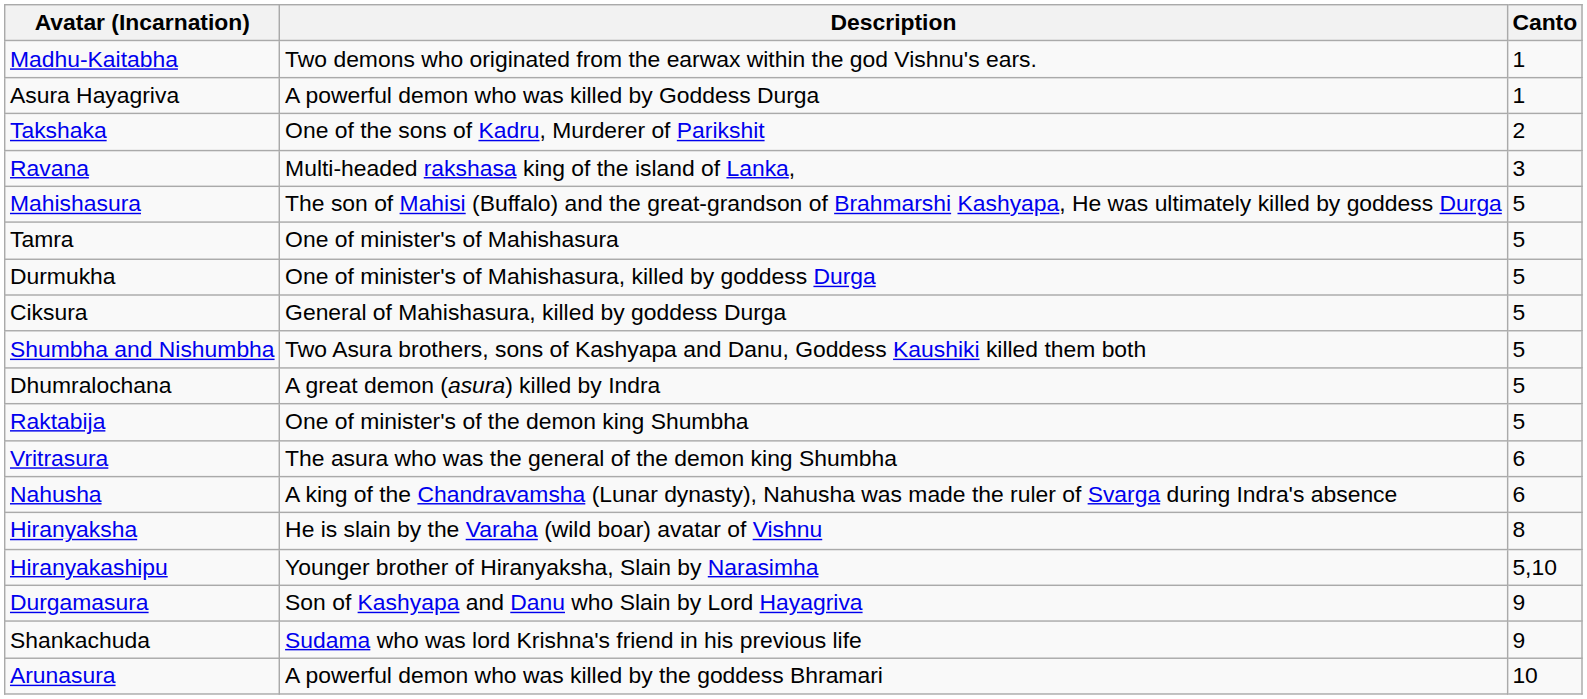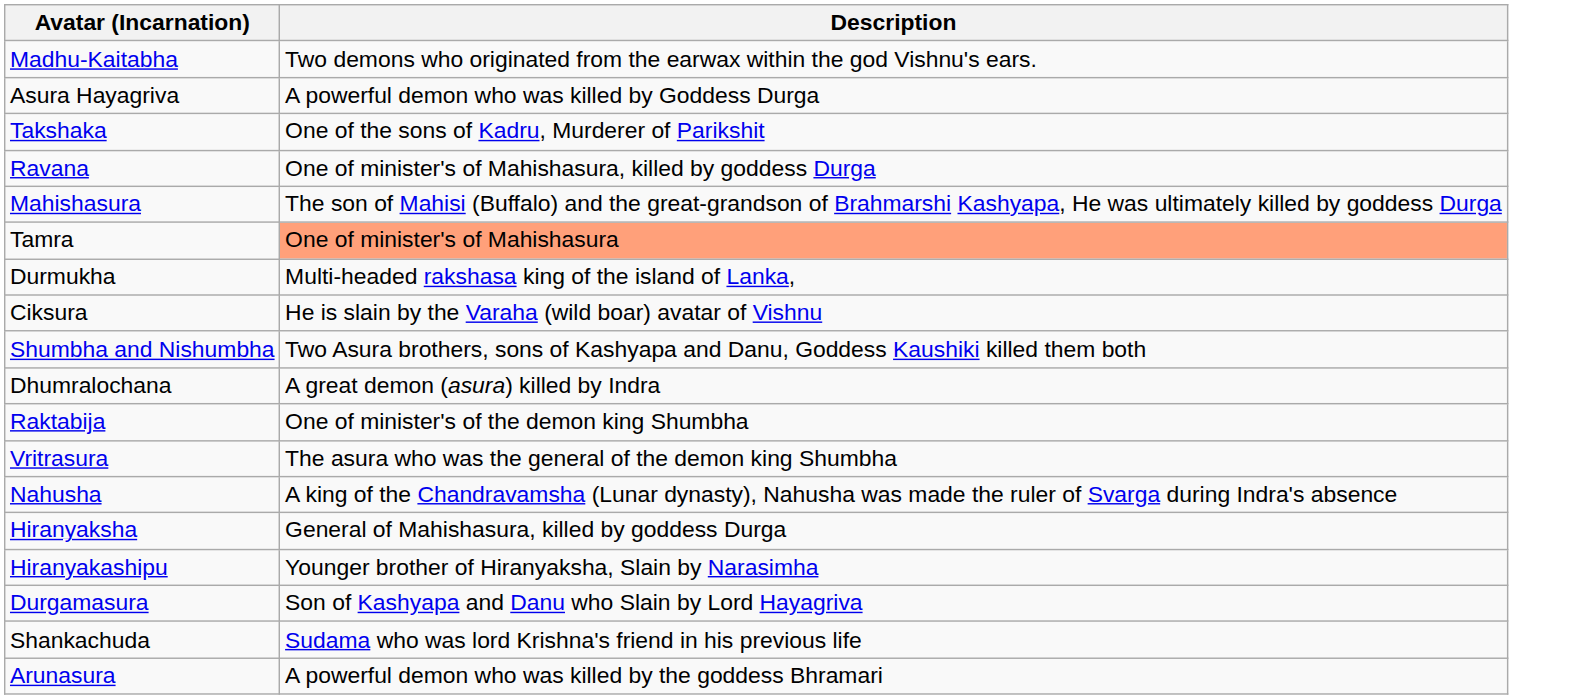- column: (1545, 22)
(540, 167) Multi-headed rakshasa king of the island of Lanka, -> (580, 167) One of minister's of Mahishasura, killed by goddess Durga
(452, 240) no background -> (452, 240) lightsalmon background
(580, 276) One of minister's of Mahishasura, killed by goddess Durga -> (540, 276) Multi-headed rakshasa king of the island of Lanka,
(536, 312) General of Mahishasura, killed by goddess Durga -> (554, 312) He is slain by the Varaha (wild boar) avatar of Vishnu
(554, 530) He is slain by the Varaha (wild boar) avatar of Vishnu -> (536, 530) General of Mahishasura, killed by goddess Durga
